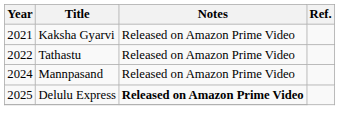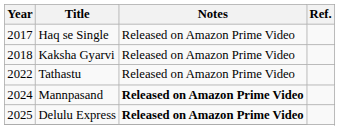+ row: (74, 34)
(20, 34) 2021 -> (20, 54) 2018
(208, 74) normal -> (213, 94) bold
